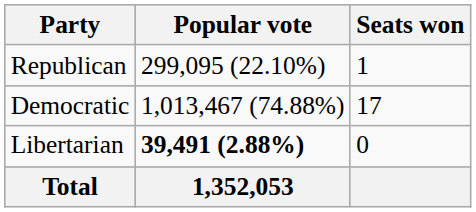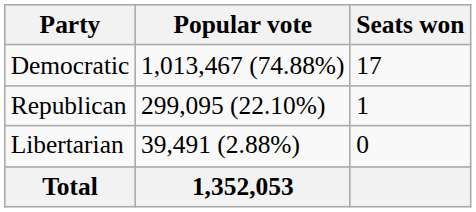rows swapped: (70, 105) <-> (69, 65)
(223, 145) bold -> (221, 145) normal
